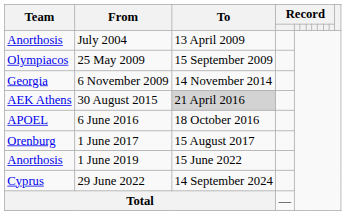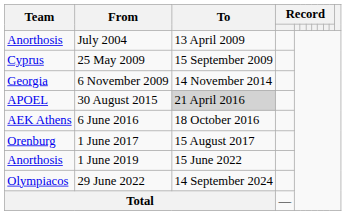(38, 60) Olympiacos -> (26, 60) Cyprus
(39, 100) AEK Athens -> (28, 100) APOEL
(28, 120) APOEL -> (39, 120) AEK Athens
(26, 180) Cyprus -> (38, 180) Olympiacos
